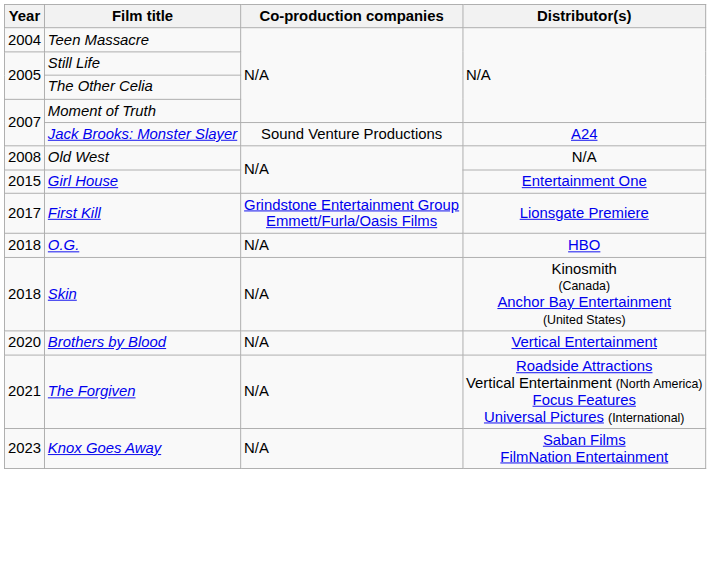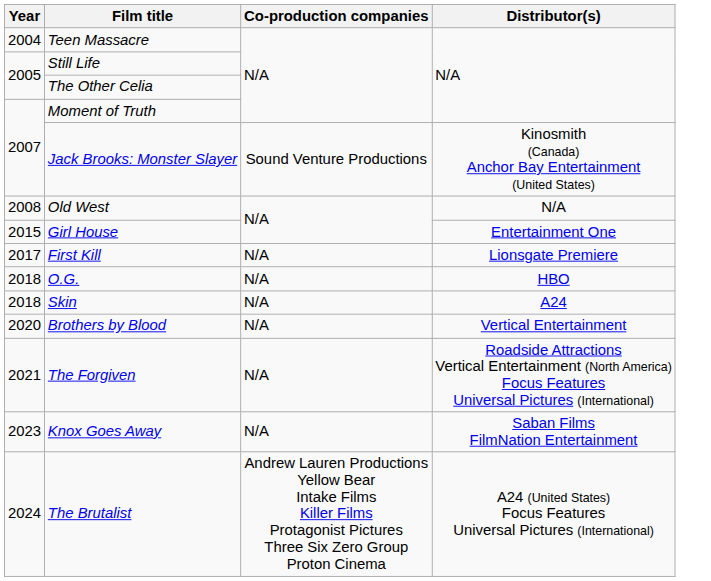(584, 134) A24 -> (554, 159) Kinosmith (Canada) Anchor Bay Entertainment (United States)
(352, 213) Grindstone Entertainment Group Emmett/Furla/Oasis Films -> (256, 255) N/A
(584, 294) Kinosmith (Canada) Anchor Bay Entertainment (United States) -> (554, 302) A24
+ row: (90, 514)
